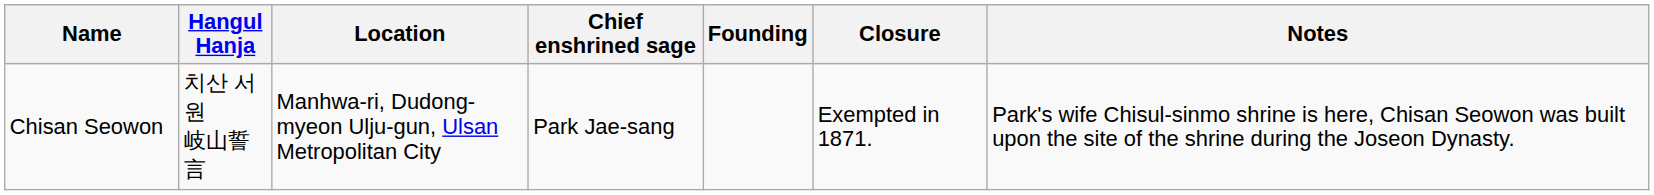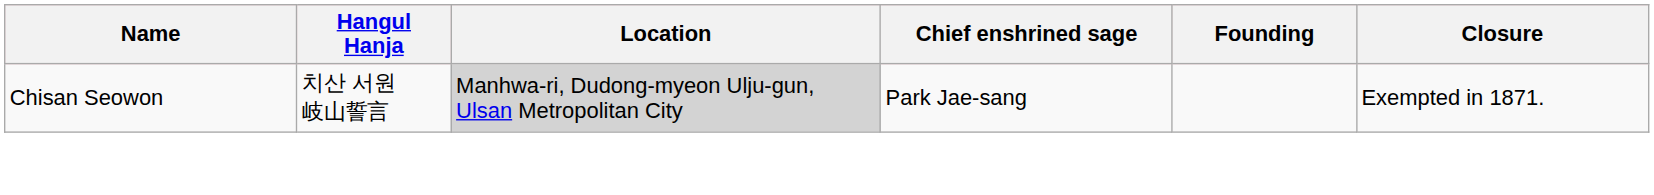- column: (1318, 34)
(387, 126) no background -> (635, 97) lightgrey background
